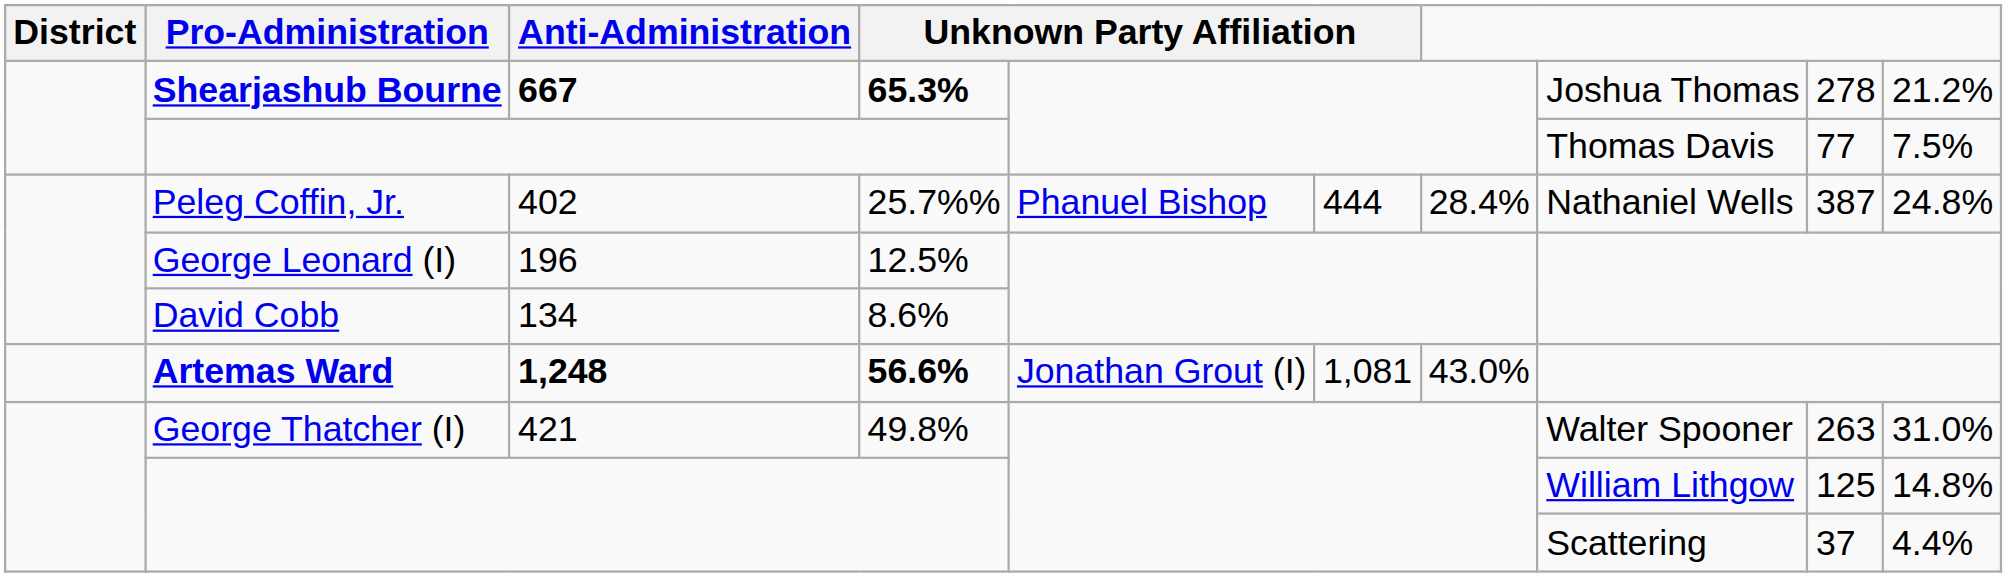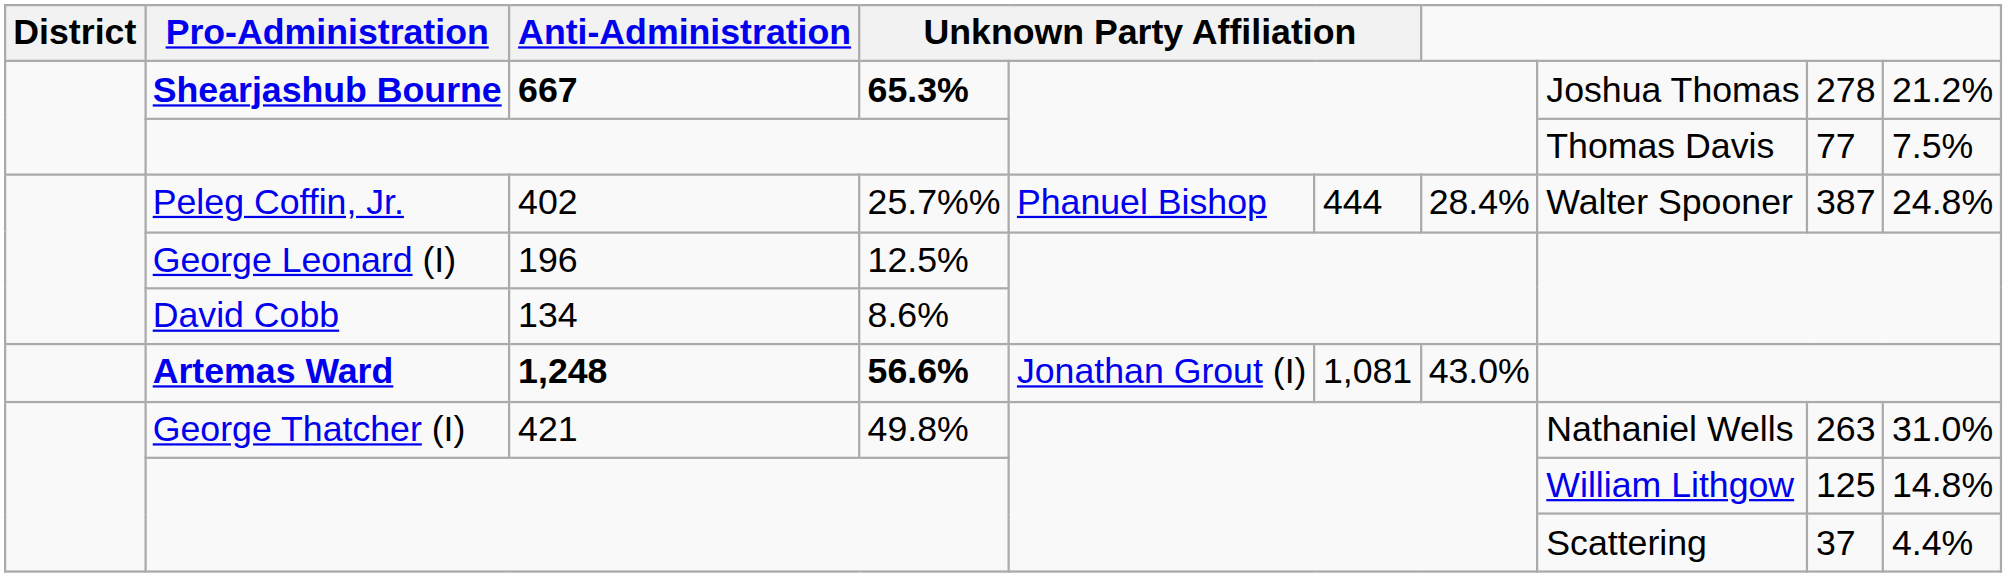(1670, 202) Nathaniel Wells -> (1670, 202) Walter Spooner
(1670, 428) Walter Spooner -> (1670, 428) Nathaniel Wells
